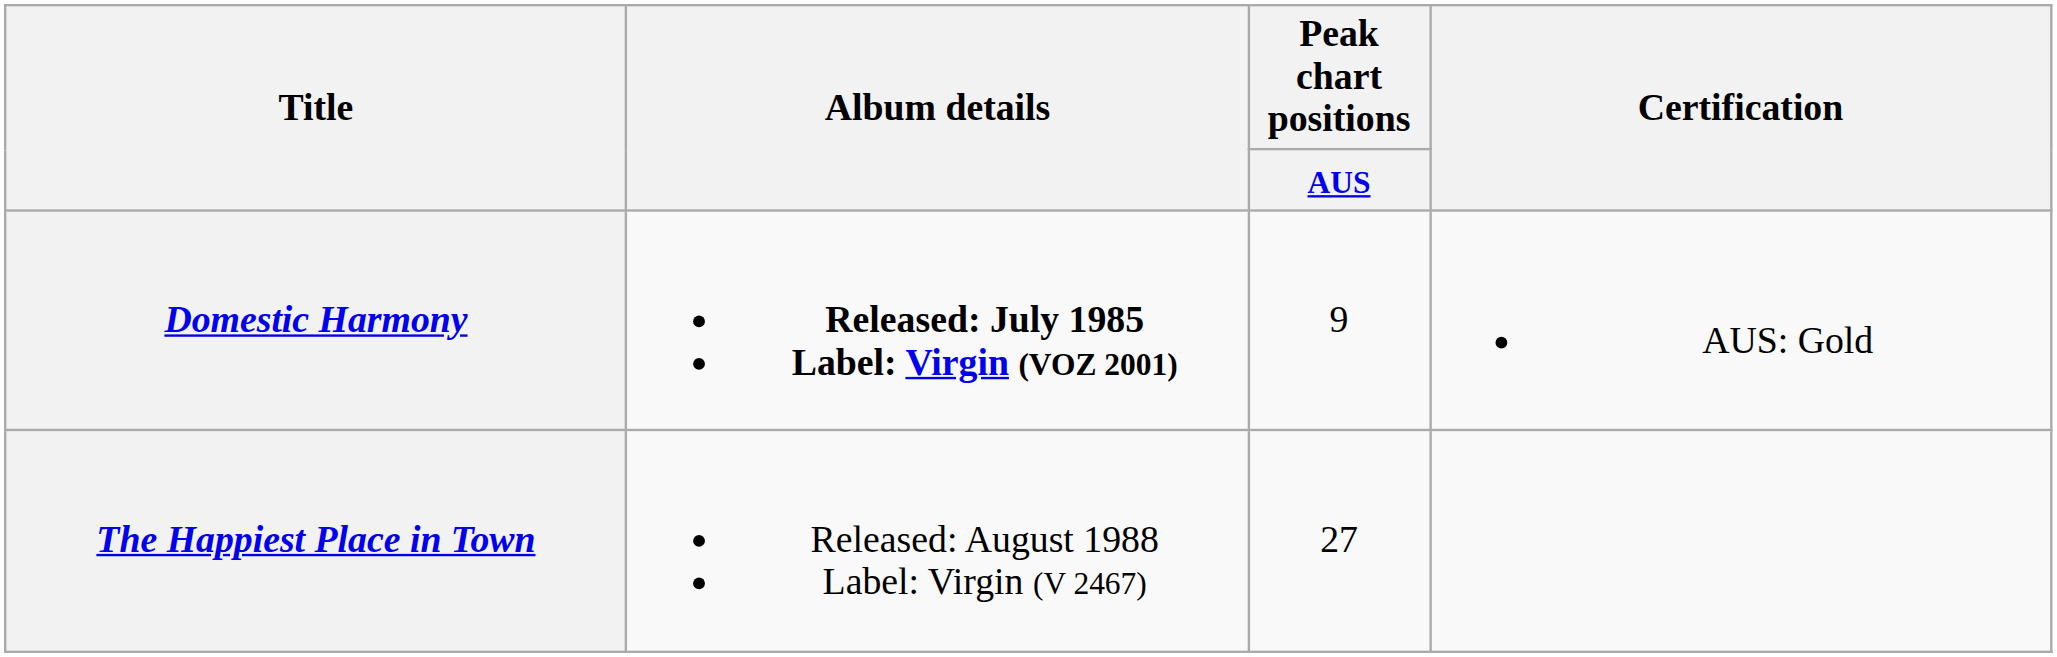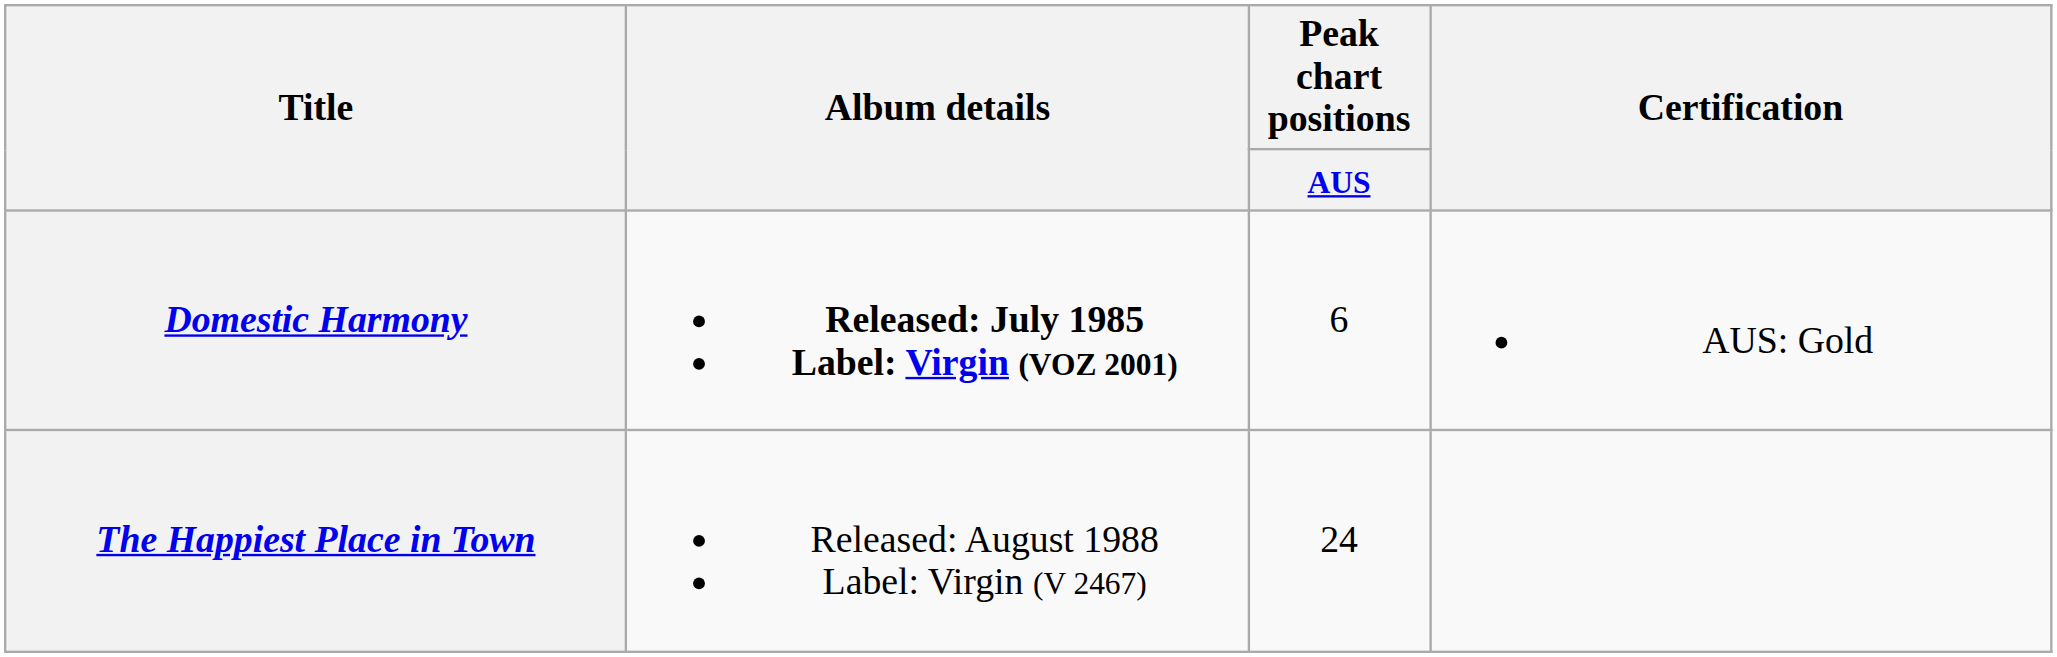(1339, 319) 9 -> (1339, 319) 6
(1339, 539) 27 -> (1339, 539) 24
